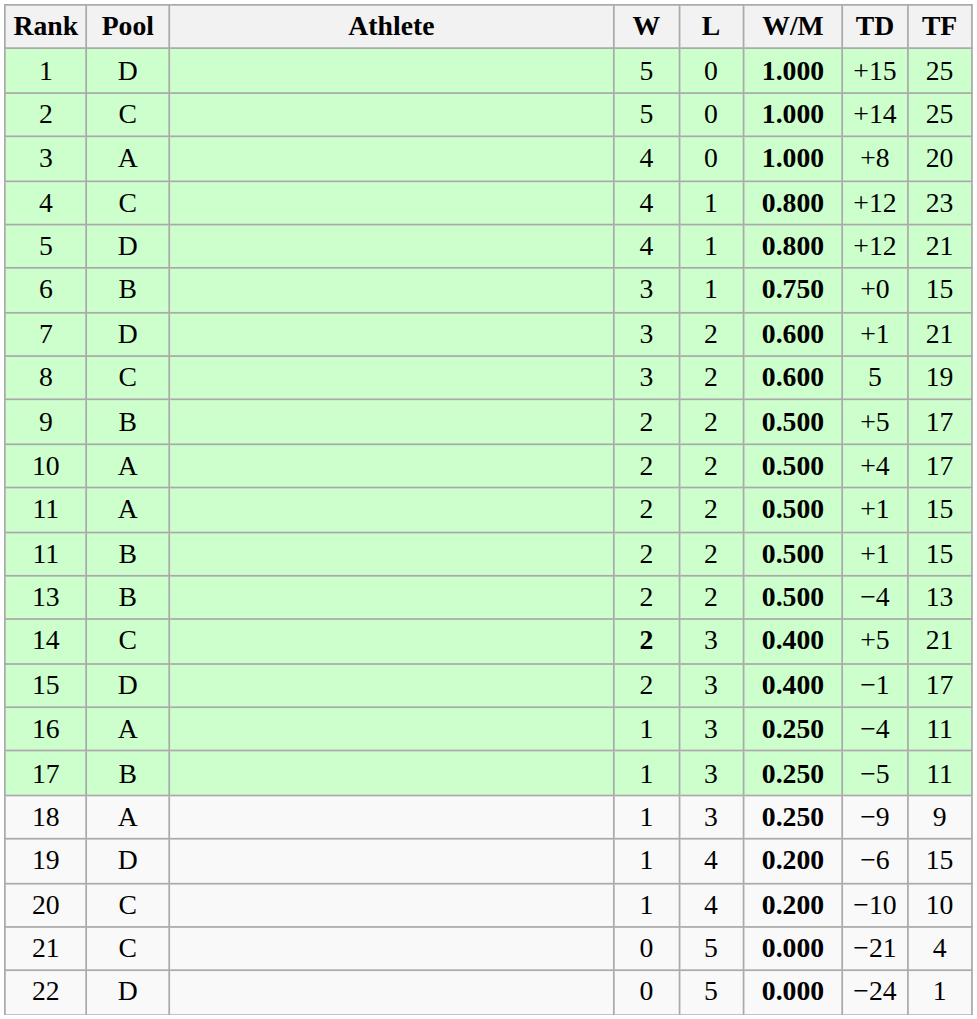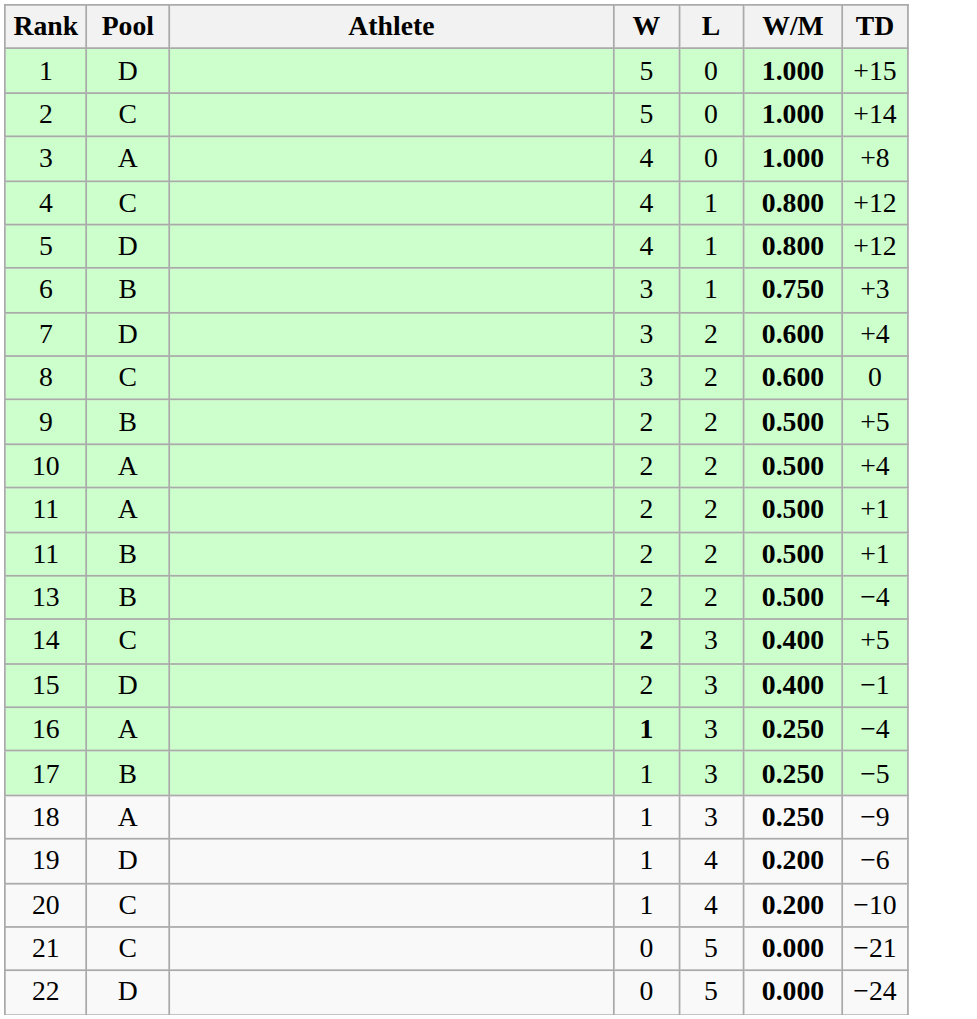- column: (940, 26)
(875, 289) +0 -> (875, 289) +3
(875, 333) +1 -> (875, 333) +4
(875, 377) 5 -> (875, 377) 0
(646, 728) normal -> (646, 728) bold
